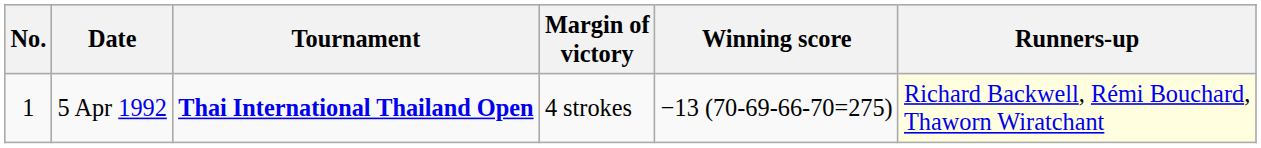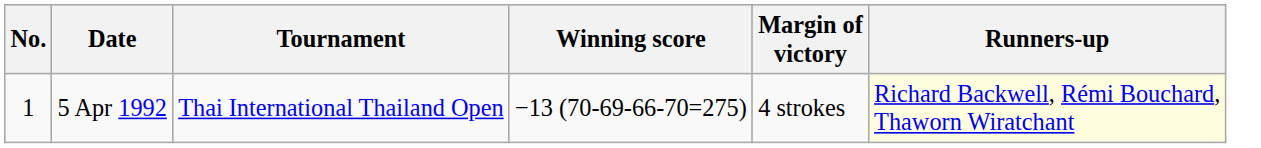columns swapped: (777, 39) <-> (597, 39)
(356, 108) bold -> (341, 108) normal
